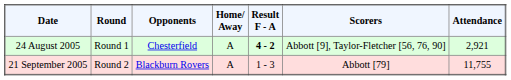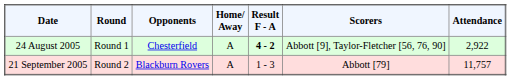(477, 45) 2,921 -> (477, 45) 2,922
(477, 64) 11,755 -> (477, 64) 11,757
